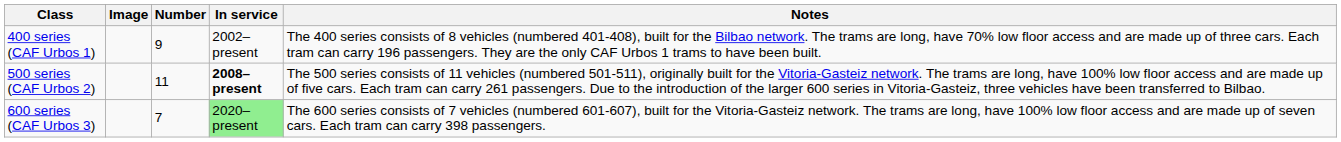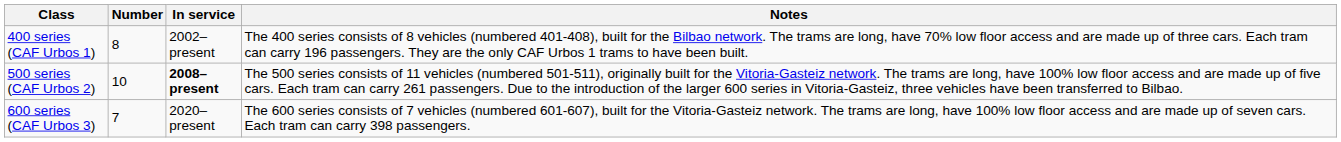- column: (129, 15)
(158, 44) 9 -> (115, 44) 8
(162, 81) 11 -> (119, 81) 10
(235, 118) lightgreen background -> (192, 118) no background
